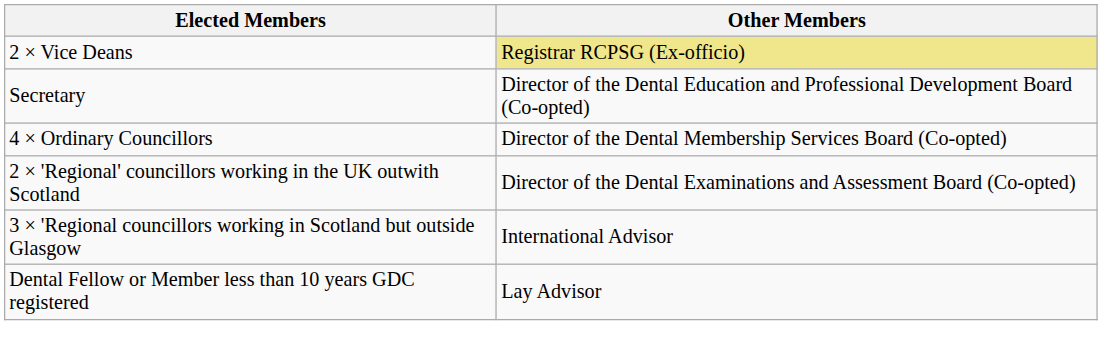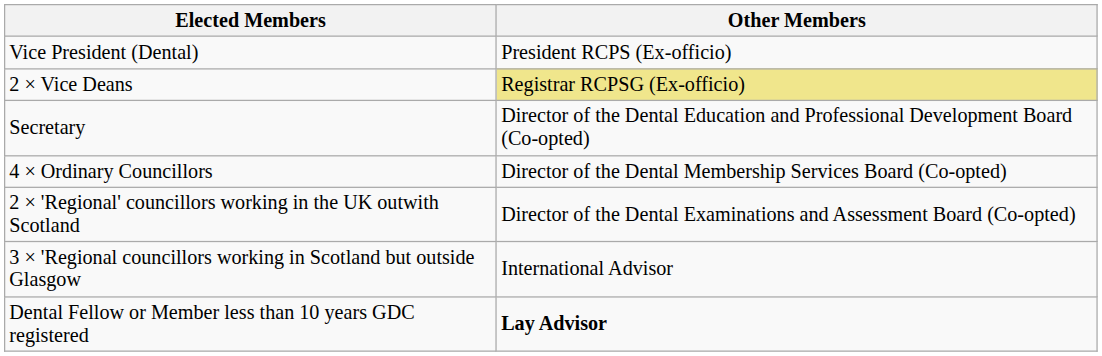+ row: (104, 52)
(551, 291) normal -> (554, 323) bold
